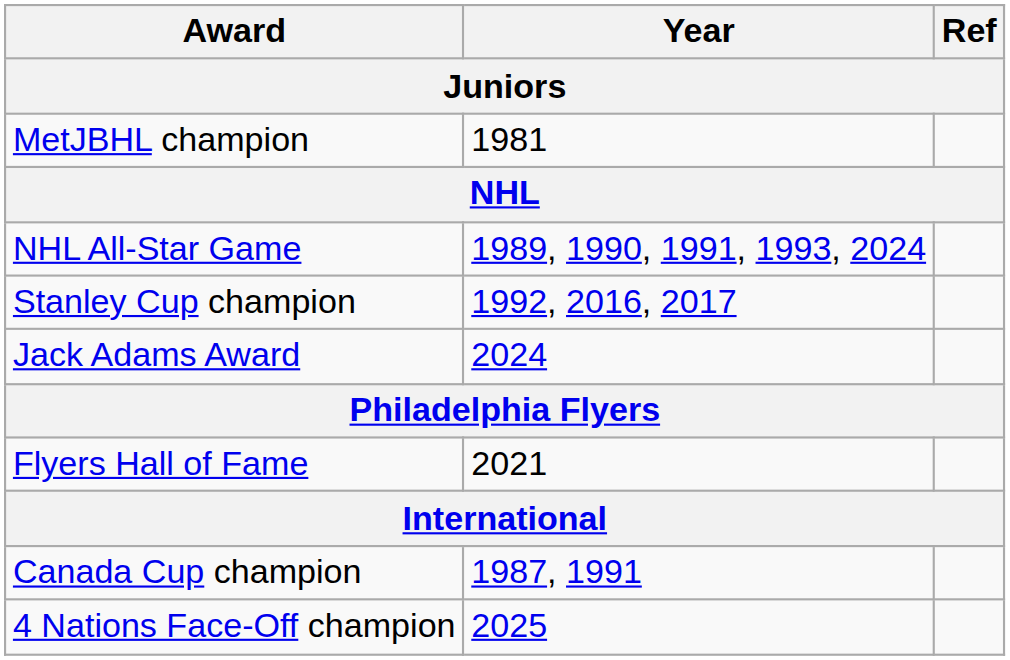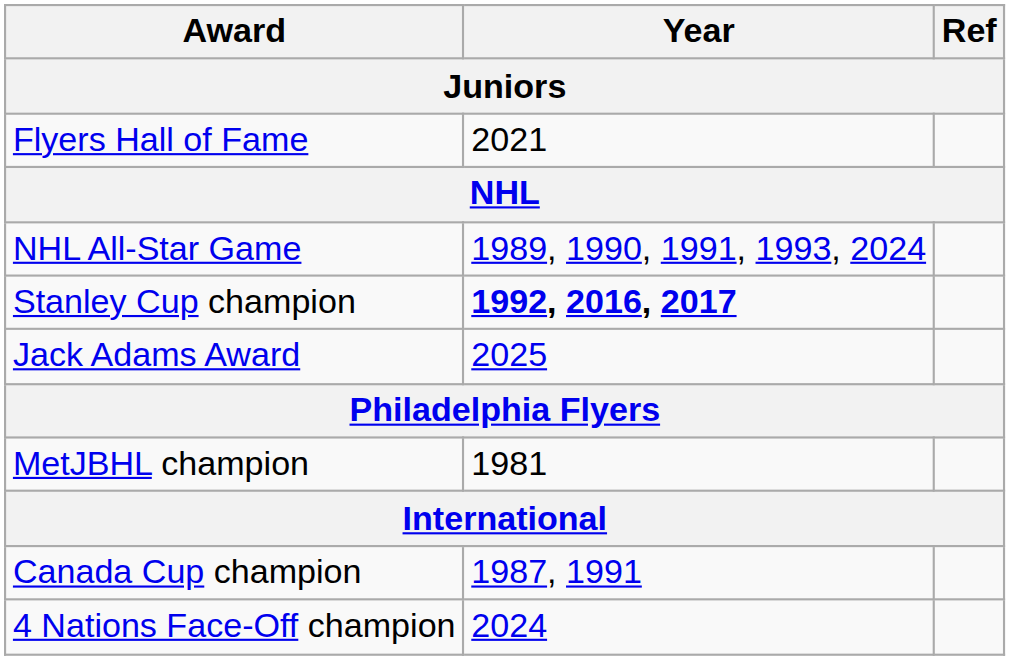rows swapped: (161, 139) <-> (161, 463)
(604, 301) normal -> (604, 301) bold
(509, 355) 2024 -> (509, 355) 2025
(509, 626) 2025 -> (509, 626) 2024
